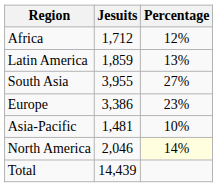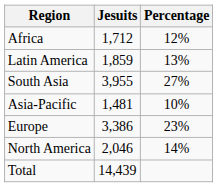rows swapped: (42, 126) <-> (28, 104)
(177, 148) lightyellow background -> (177, 148) no background
